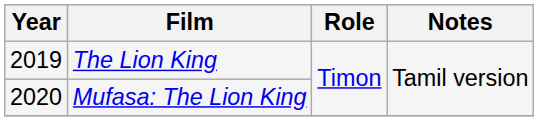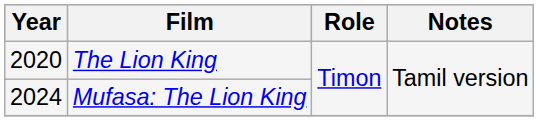(36, 60) 2019 -> (36, 60) 2020
(36, 97) 2020 -> (36, 97) 2024
